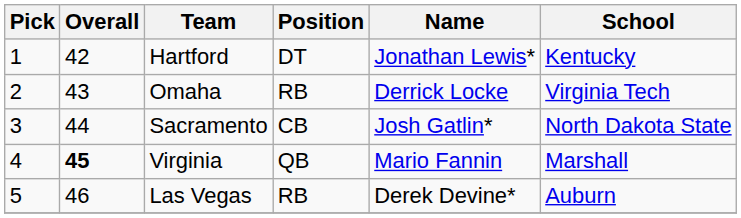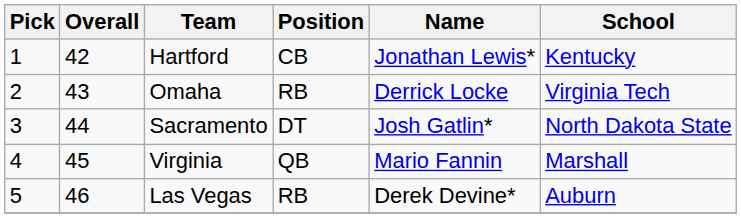(292, 56) DT -> (293, 56) CB
(293, 126) CB -> (292, 126) DT
(77, 160) bold -> (77, 160) normal
